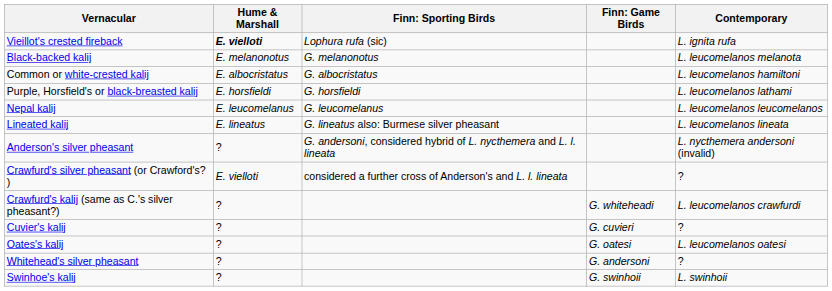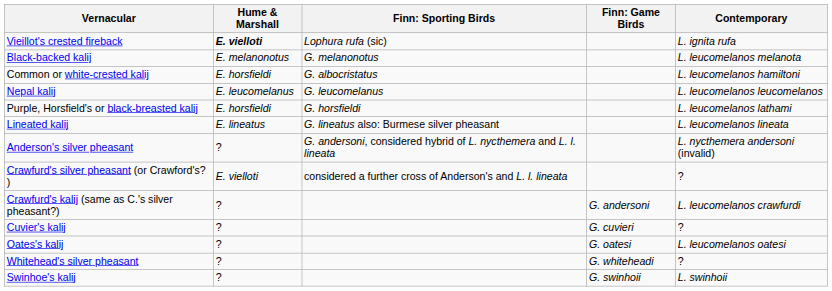(252, 74) E. albocristatus -> (243, 74) E. horsfieldi
rows swapped: (31, 108) <-> (102, 91)
(621, 205) G. whiteheadi -> (619, 205) G. andersoni
(619, 261) G. andersoni -> (621, 261) G. whiteheadi
